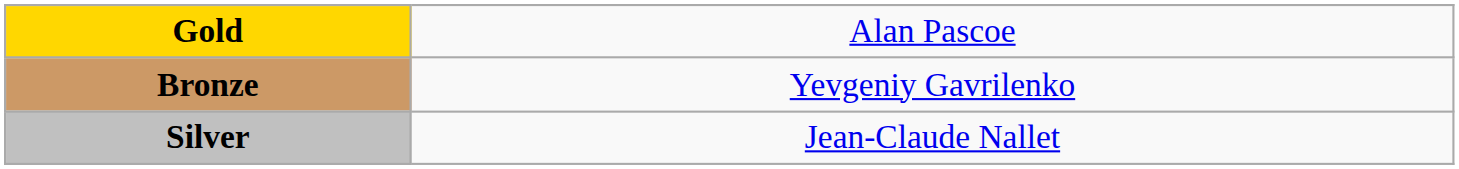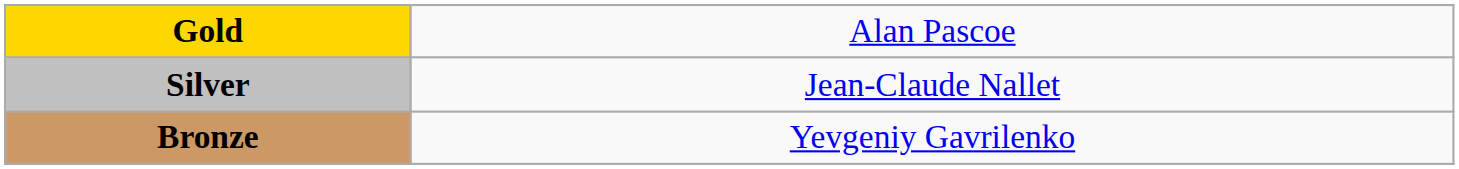rows swapped: (208, 137) <-> (208, 84)
